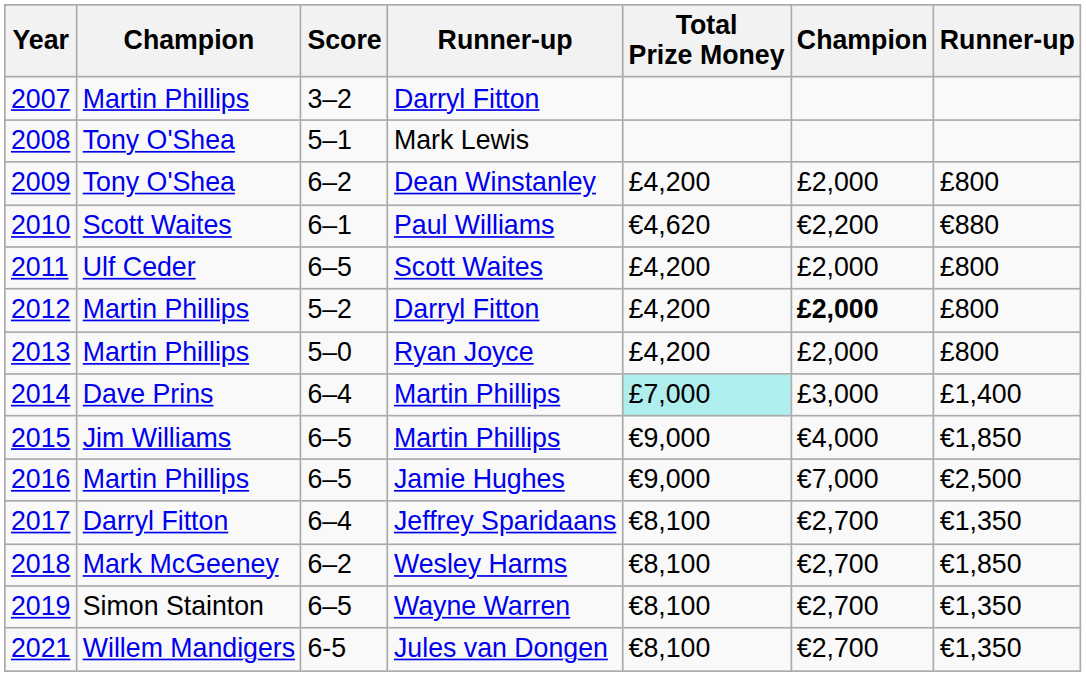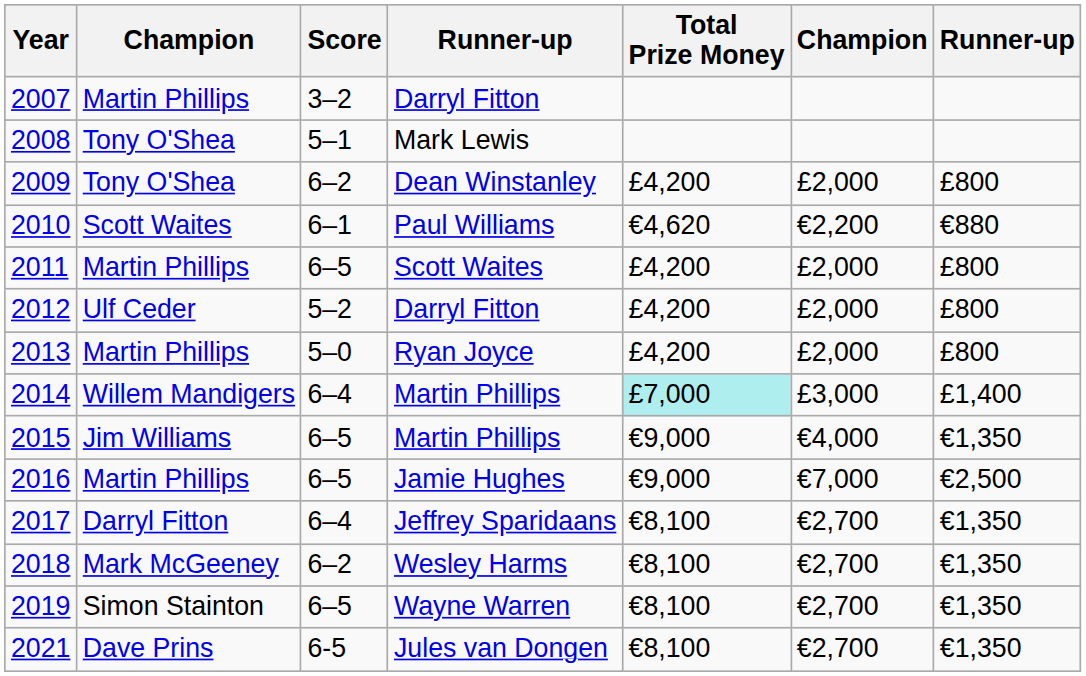(139, 267) Ulf Ceder -> (166, 267) Martin Phillips
(166, 310) Martin Phillips -> (139, 310) Ulf Ceder
(838, 310) bold -> (838, 310) normal
(148, 394) Dave Prins -> (189, 394) Willem Mandigers
(981, 437) €1,850 -> (981, 437) €1,350
(981, 564) €1,850 -> (981, 564) €1,350
(189, 649) Willem Mandigers -> (148, 649) Dave Prins
